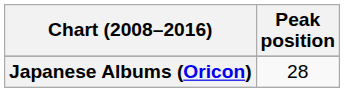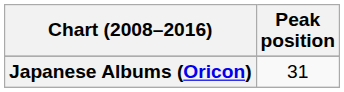(298, 71) 28 -> (298, 71) 31
